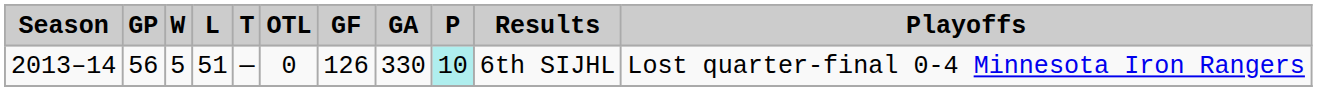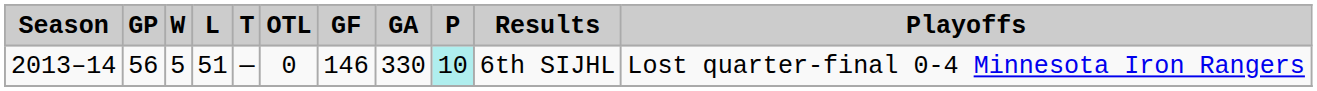(346, 66) 126 -> (346, 66) 146
